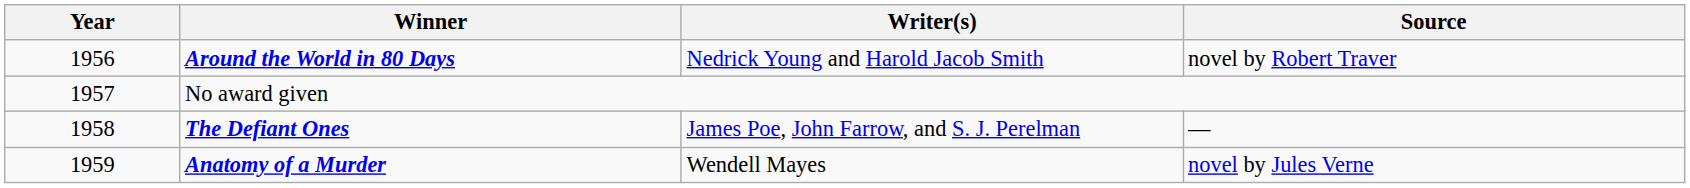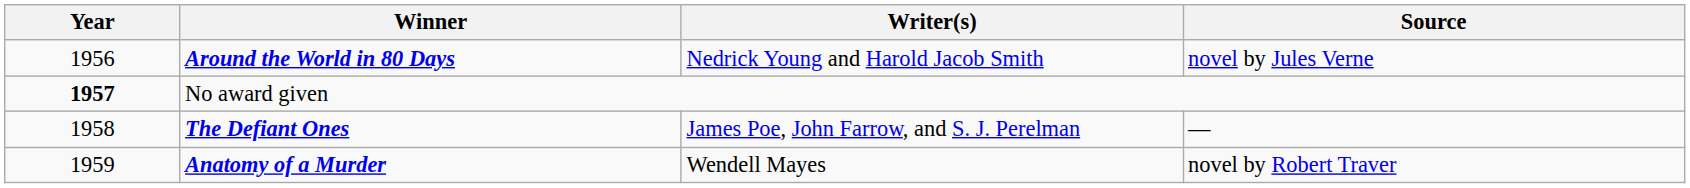(1292, 57) novel by Robert Traver -> (1281, 57) novel by Jules Verne
(92, 93) normal -> (92, 93) bold
(1281, 164) novel by Jules Verne -> (1292, 164) novel by Robert Traver
